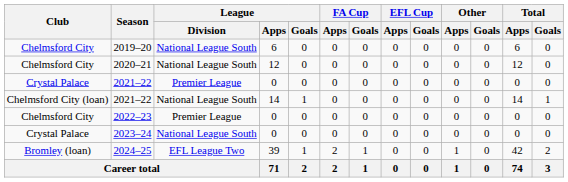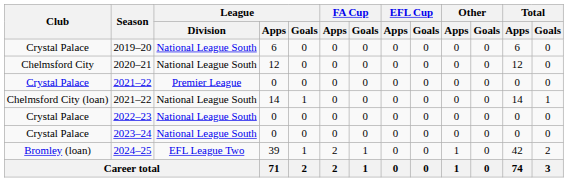(58, 47) Chelmsford City -> (58, 47) Crystal Palace
(58, 116) Chelmsford City -> (58, 116) Crystal Palace
(207, 116) Premier League -> (207, 116) National League South
